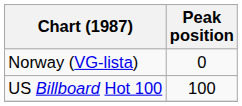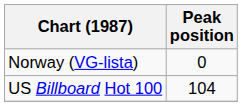(202, 88) 100 -> (202, 88) 104
